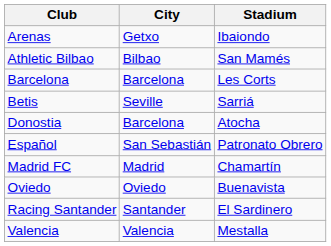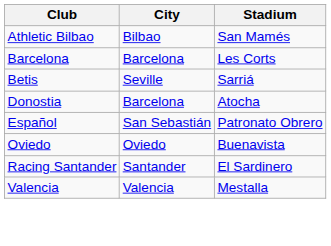- row: (29, 36)
- row: (39, 166)
